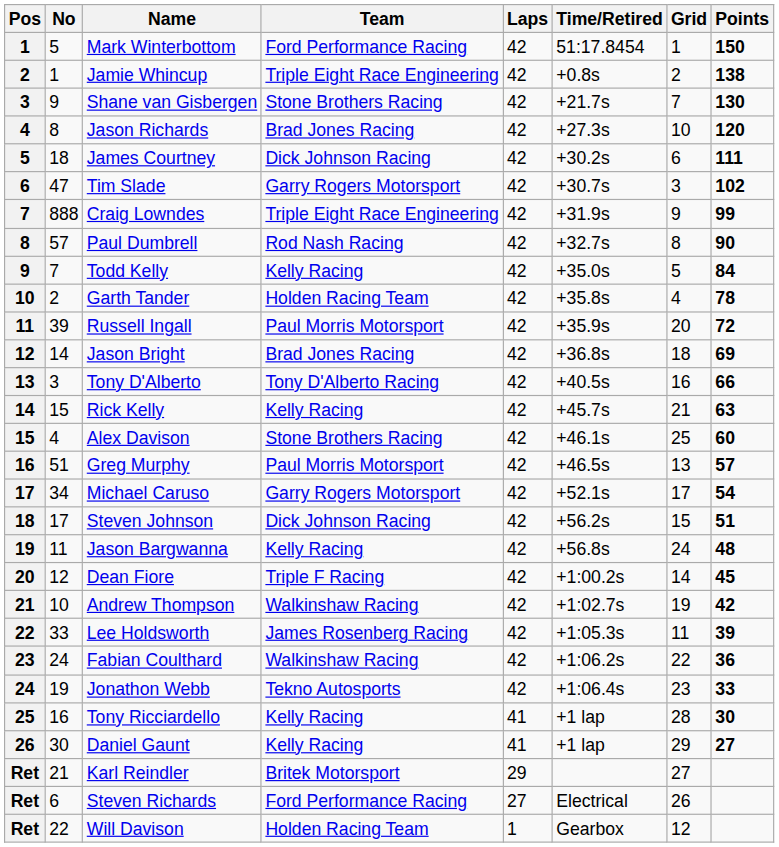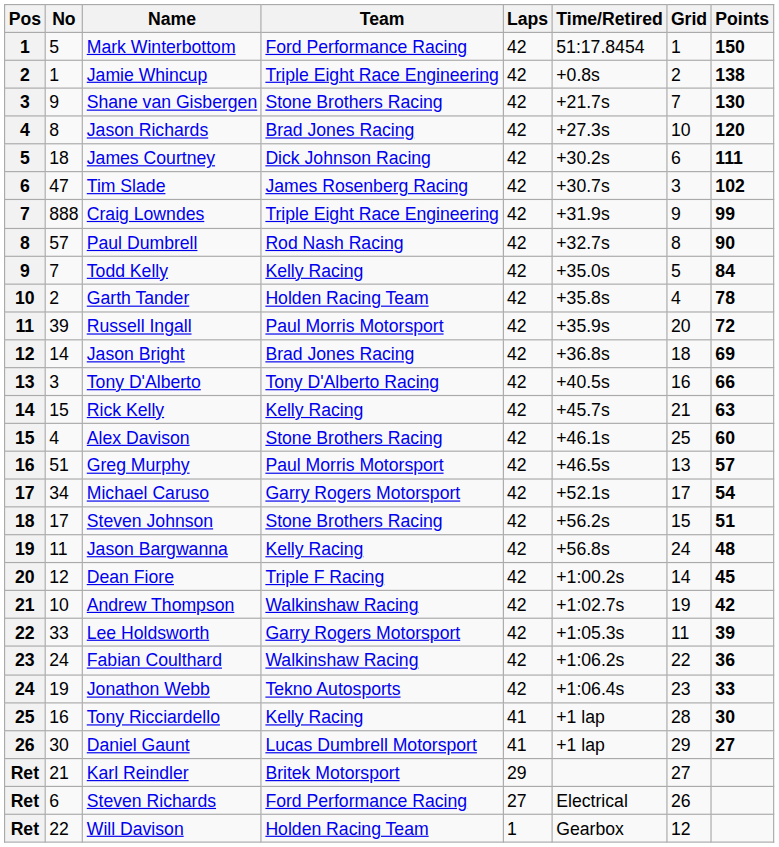(363, 186) Garry Rogers Motorsport -> (367, 186) James Rosenberg Racing
(348, 521) Dick Johnson Racing -> (354, 521) Stone Brothers Racing
(367, 633) James Rosenberg Racing -> (363, 633) Garry Rogers Motorsport
(314, 744) Kelly Racing -> (371, 744) Lucas Dumbrell Motorsport
